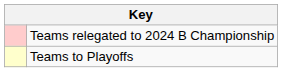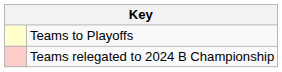rows swapped: (82, 56) <-> (152, 35)
